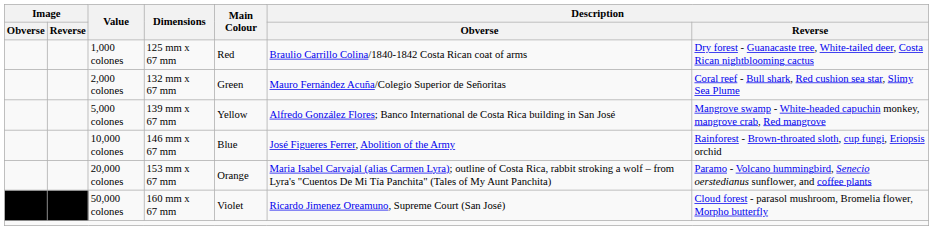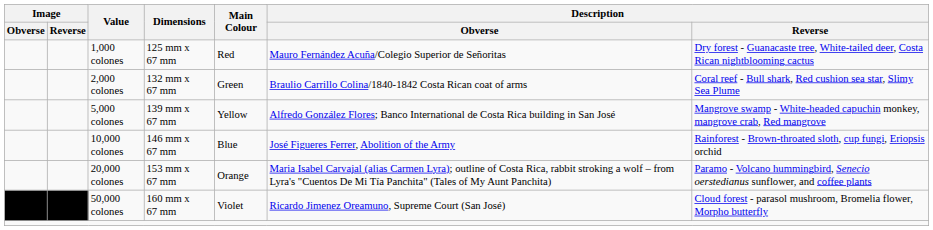(398, 55) Braulio Carrillo Colina/1840-1842 Costa Rican coat of arms -> (388, 55) Mauro Fernández Acuña/Colegio Superior de Señoritas
(388, 85) Mauro Fernández Acuña/Colegio Superior de Señoritas -> (398, 85) Braulio Carrillo Colina/1840-1842 Costa Rican coat of arms
